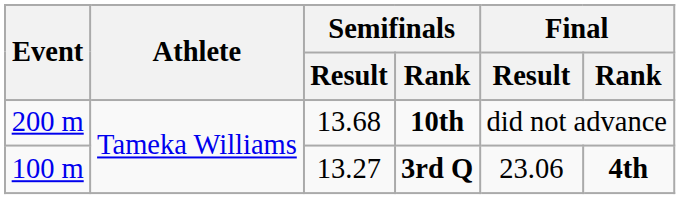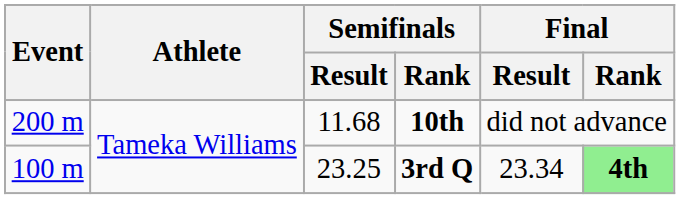(349, 122) 13.68 -> (349, 122) 11.68
(349, 169) 13.27 -> (349, 169) 23.25
(531, 169) 23.06 -> (531, 169) 23.34
(628, 169) no background -> (628, 169) lightgreen background
